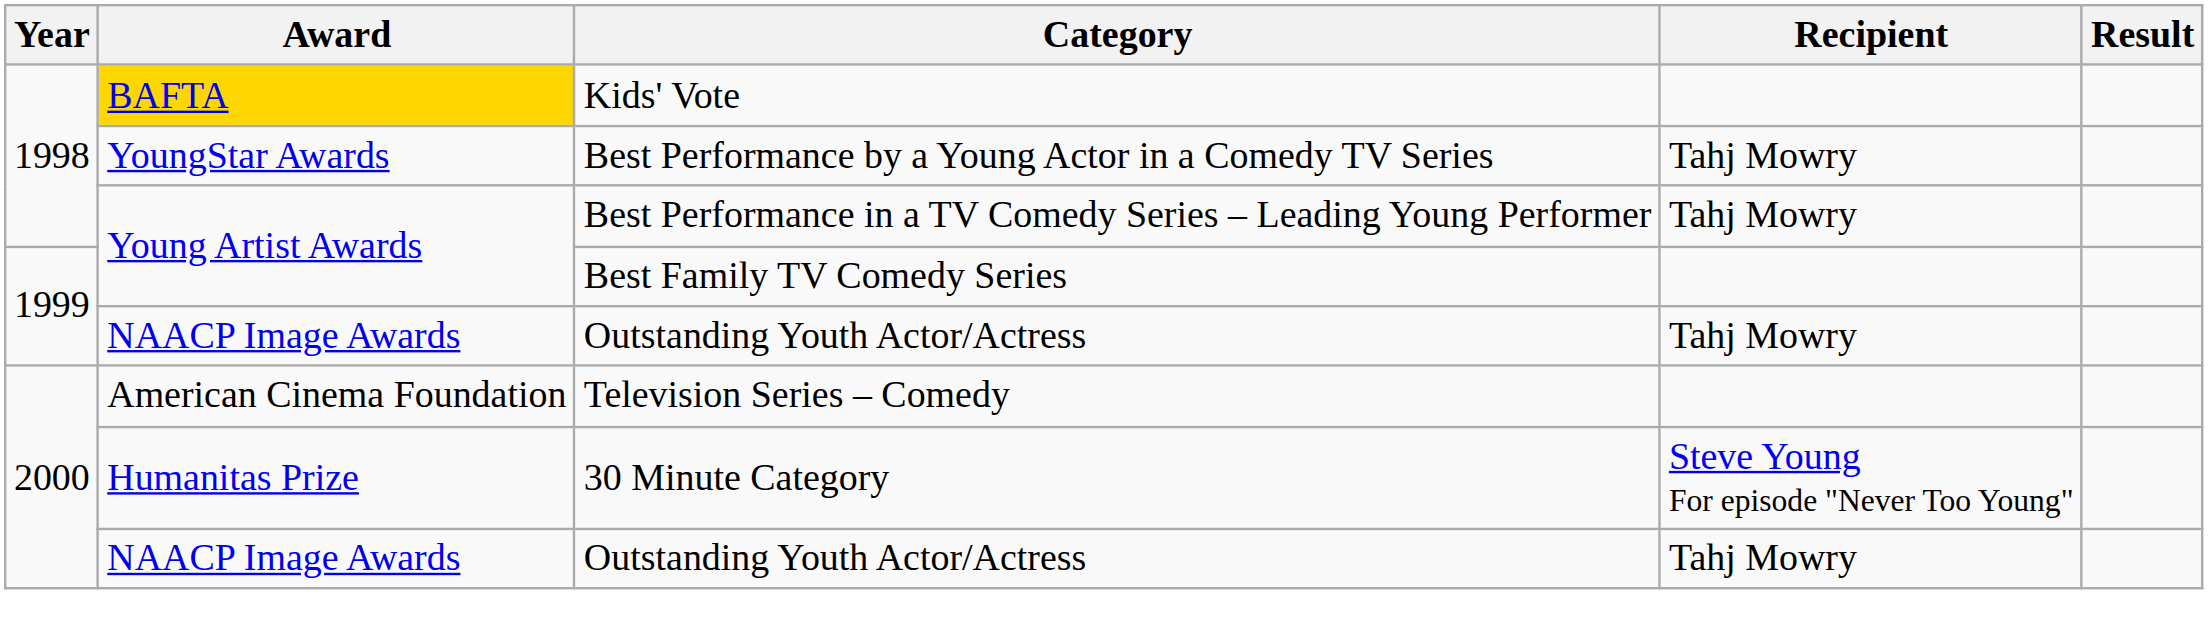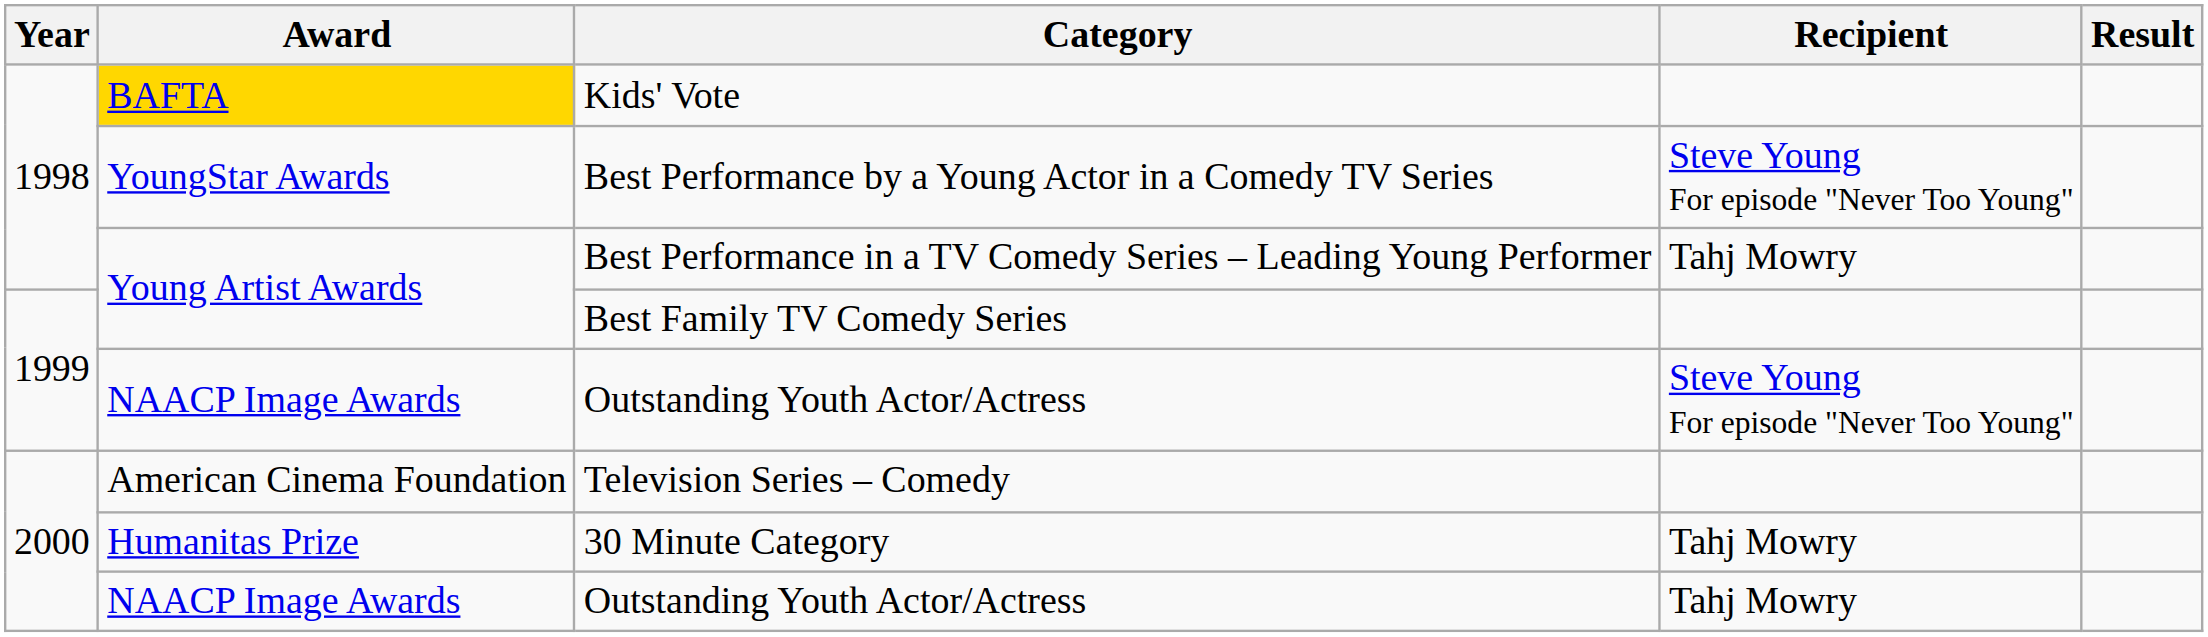(1763, 154) Tahj Mowry -> (1871, 176) Steve Young For episode "Never Too Young"
(1763, 335) Tahj Mowry -> (1871, 399) Steve Young For episode "Never Too Young"
(1871, 476) Steve Young For episode "Never Too Young" -> (1763, 540) Tahj Mowry
